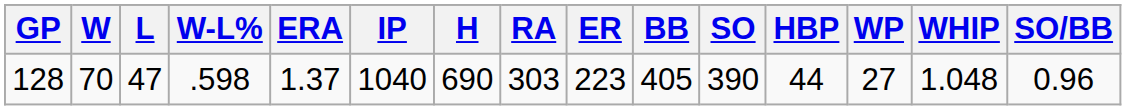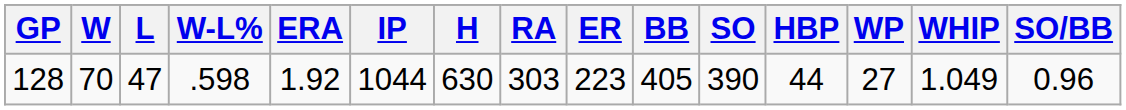(310, 78) 1.37 -> (310, 78) 1.92
(392, 78) 1040 -> (392, 78) 1044
(467, 78) 690 -> (467, 78) 630
(959, 78) 1.048 -> (959, 78) 1.049
